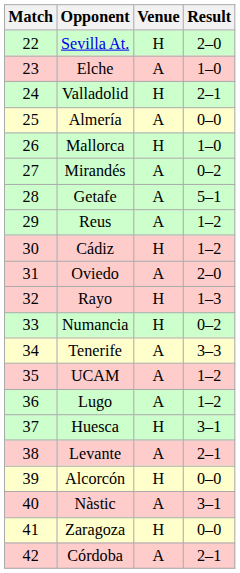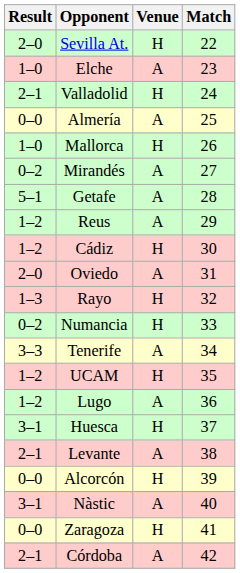columns swapped: (31, 17) <-> (209, 17)
(158, 376) A -> (158, 376) H
